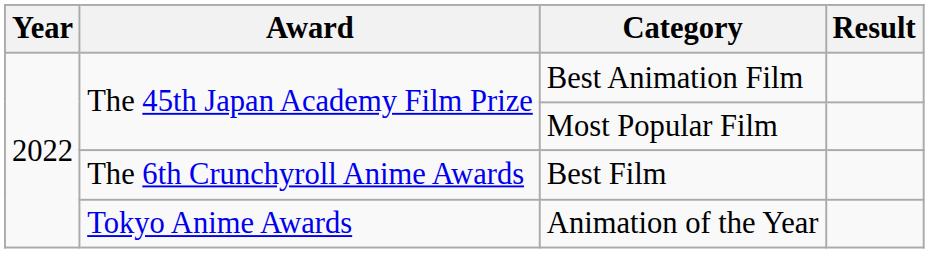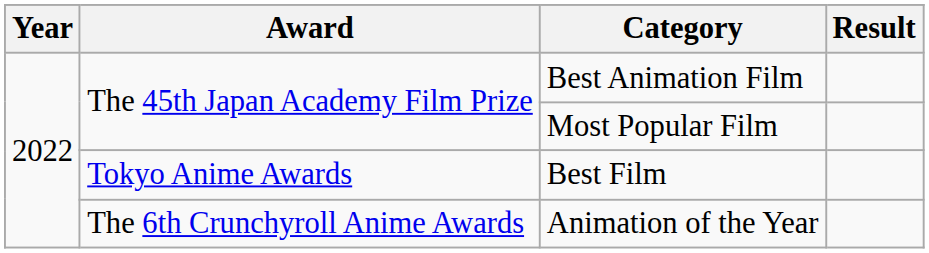(306, 174) The 6th Crunchyroll Anime Awards -> (220, 174) Tokyo Anime Awards
(220, 222) Tokyo Anime Awards -> (306, 222) The 6th Crunchyroll Anime Awards
